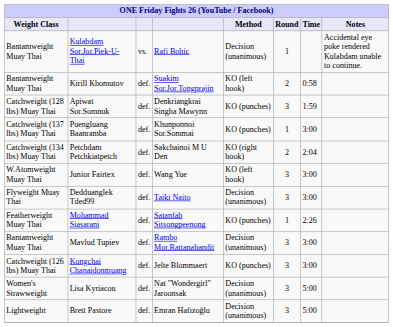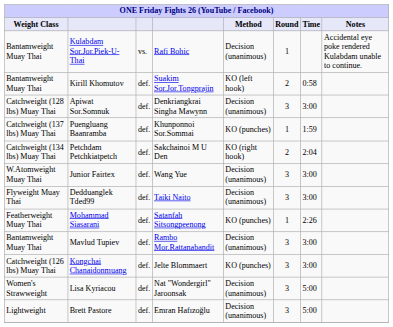(248, 106) KO (punches) -> (246, 106) Decision (unanimous)
(310, 106) 1:59 -> (310, 106) 3:00
(310, 129) 3:00 -> (310, 129) 1:59
(239, 174) KO (left hook) -> (246, 174) Decision (unanimous)
